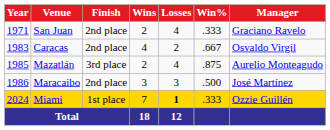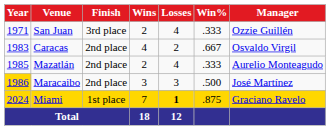(106, 30) 2nd place -> (106, 30) 3rd place
(269, 30) Graciano Ravelo -> (262, 30) Ozzie Guillén
(106, 64) 3rd place -> (106, 64) 2nd place
(212, 64) .875 -> (212, 64) .333
(18, 82) no background -> (18, 82) gold background
(212, 99) .333 -> (212, 99) .875
(262, 99) Ozzie Guillén -> (269, 99) Graciano Ravelo
